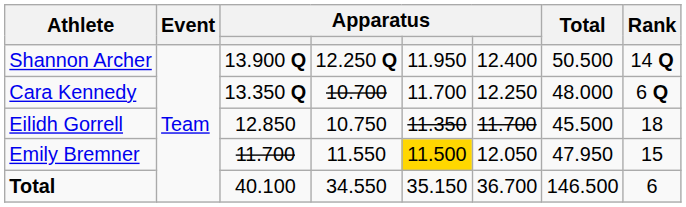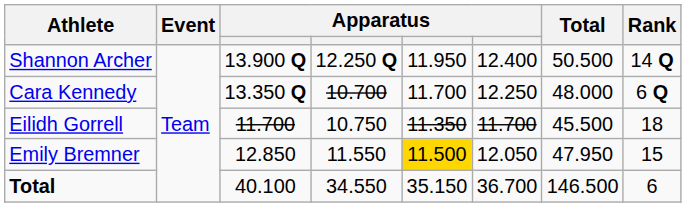(265, 124) 12.850 -> (265, 124) 11.700
(265, 155) 11.700 -> (265, 155) 12.850
